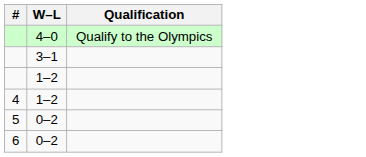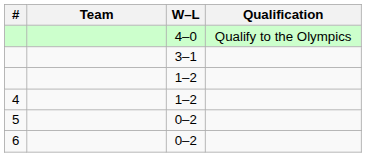+ column: (97, 15)
